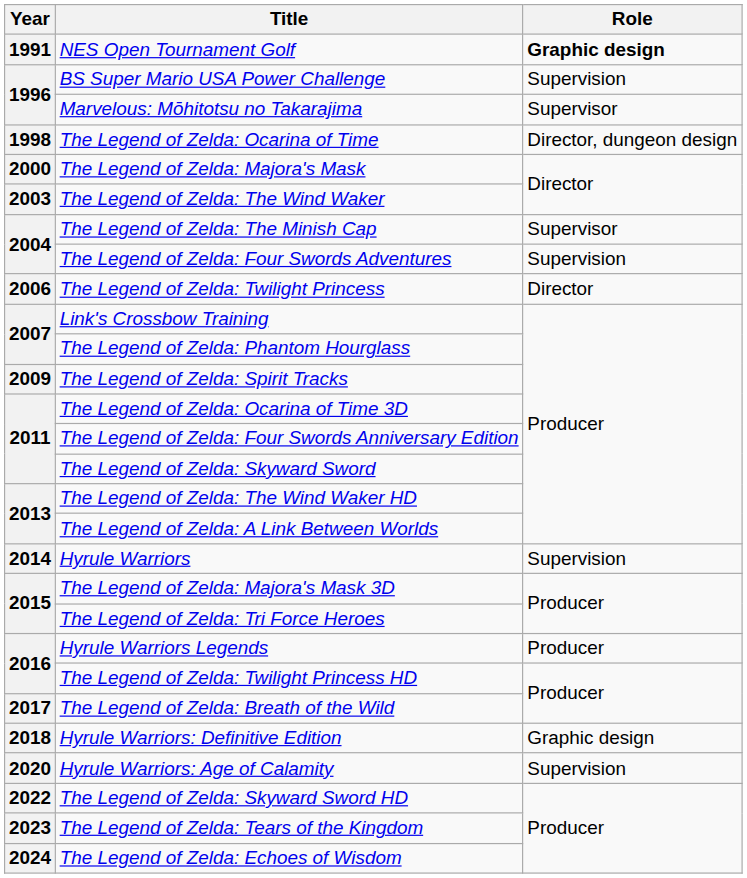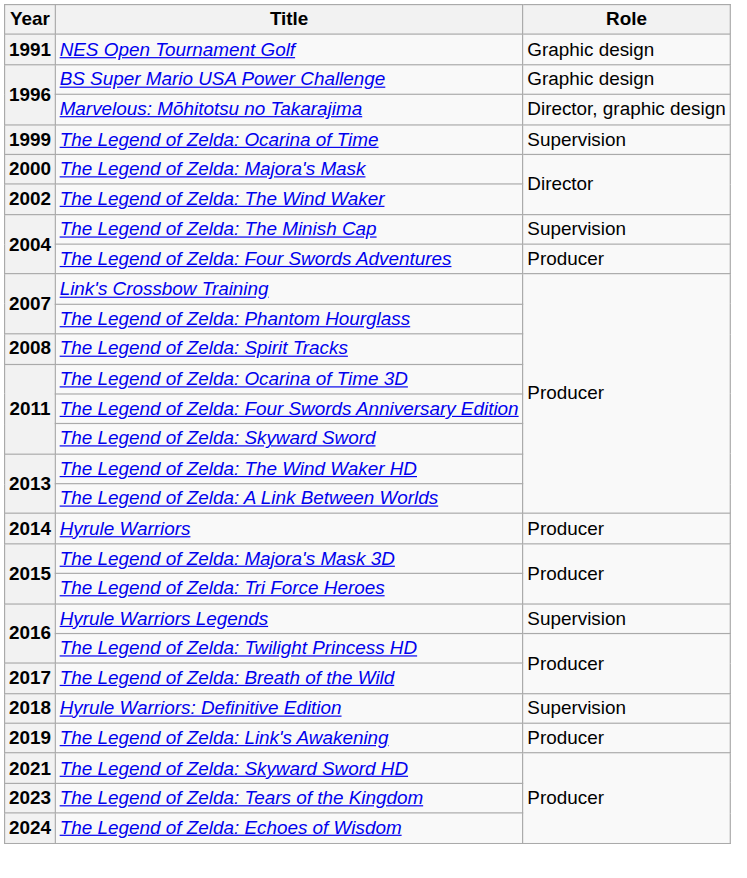(596, 49) bold -> (591, 49) normal
(577, 79) Supervision -> (591, 79) Graphic design
(572, 109) Supervisor -> (626, 109) Director, graphic design
(30, 139) 1998 -> (30, 139) 1999
(632, 139) Director, dungeon design -> (577, 139) Supervision
(30, 199) 2003 -> (30, 199) 2002
(572, 229) Supervisor -> (577, 229) Supervision
(577, 259) Supervision -> (566, 259) Producer
- row: (222, 288)
(30, 378) 2009 -> (30, 348) 2008
(577, 558) Supervision -> (566, 528) Producer
(566, 648) Producer -> (577, 618) Supervision
(591, 738) Graphic design -> (577, 708) Supervision
+ row: (224, 738)
- row: (197, 768)
(30, 797) 2022 -> (30, 768) 2021
